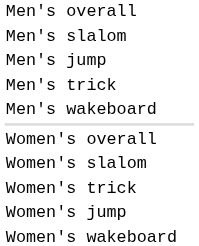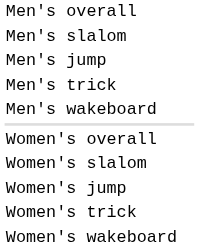rows swapped: (66, 213) <-> (71, 188)
